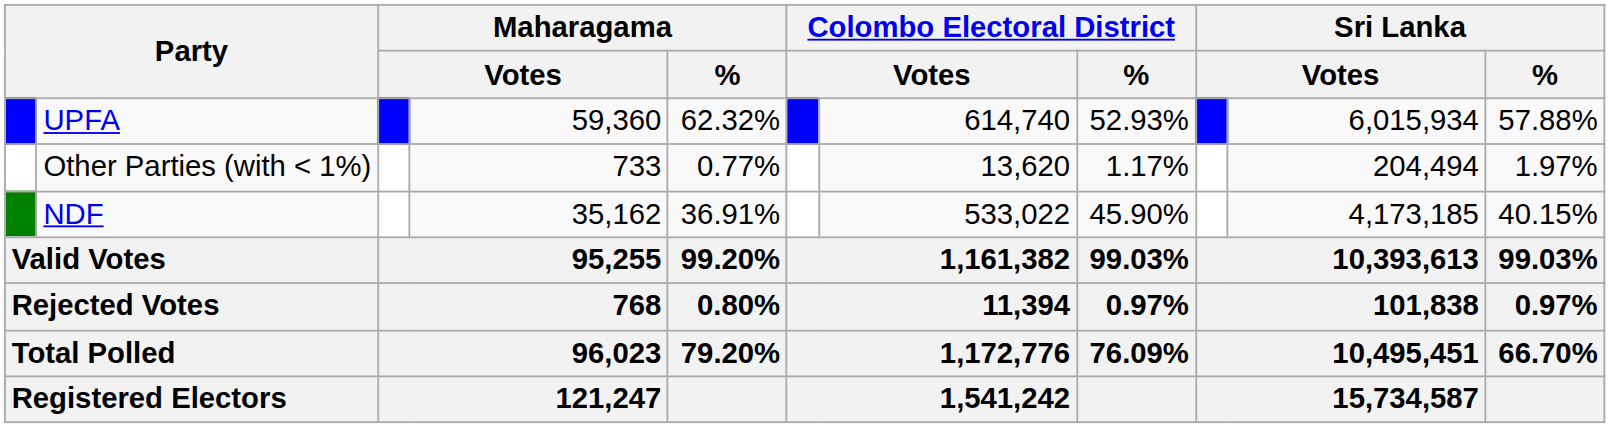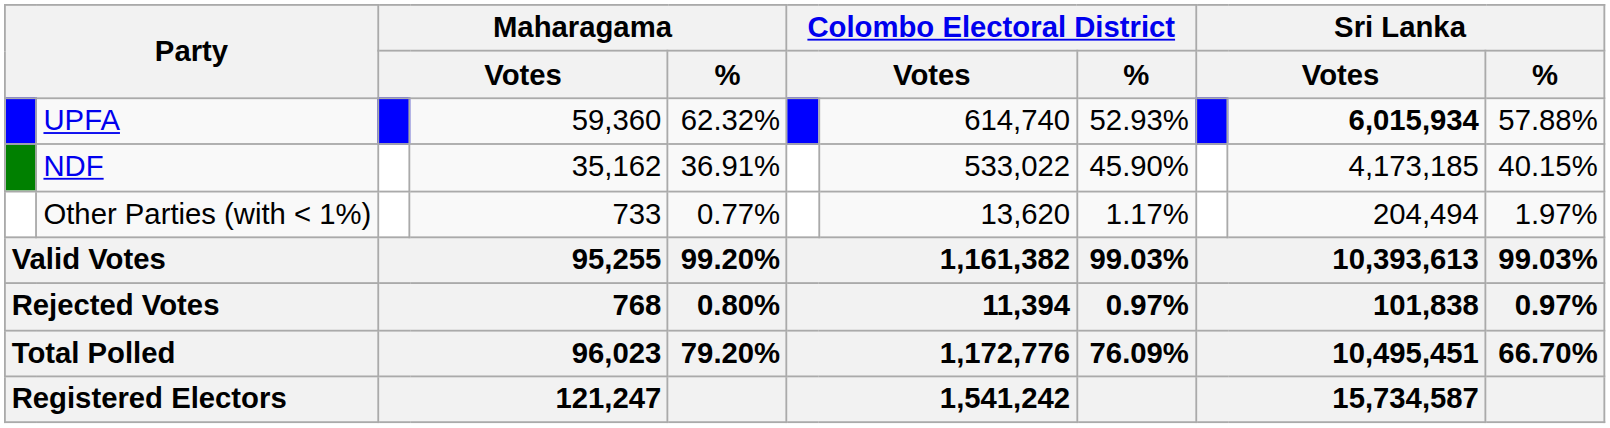(1414, 120) normal -> (1414, 120) bold
rows swapped: (74, 213) <-> (207, 167)
